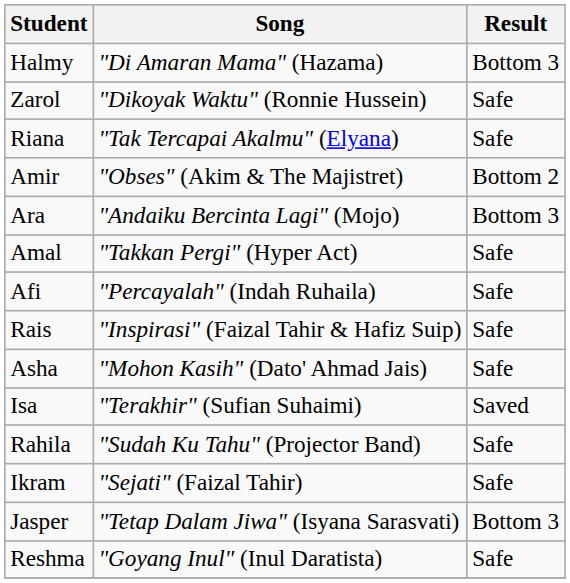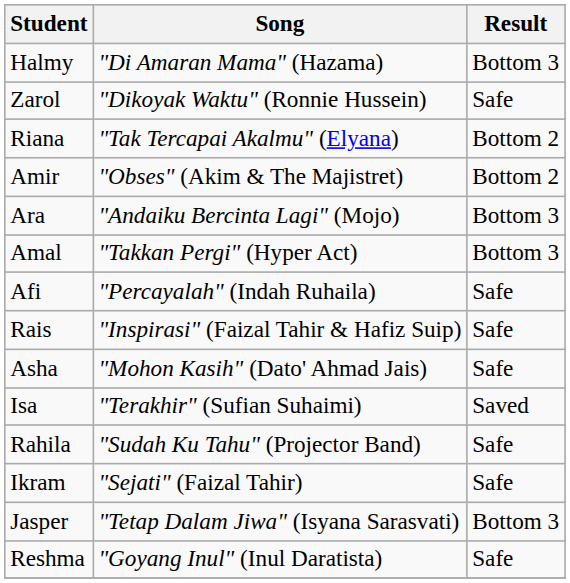(493, 138) Safe -> (516, 138) Bottom 2
(493, 253) Safe -> (516, 253) Bottom 3
